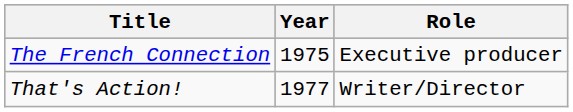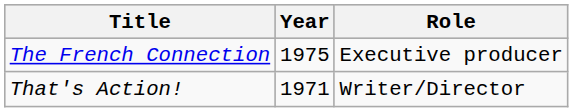(305, 89) 1977 -> (305, 89) 1971
